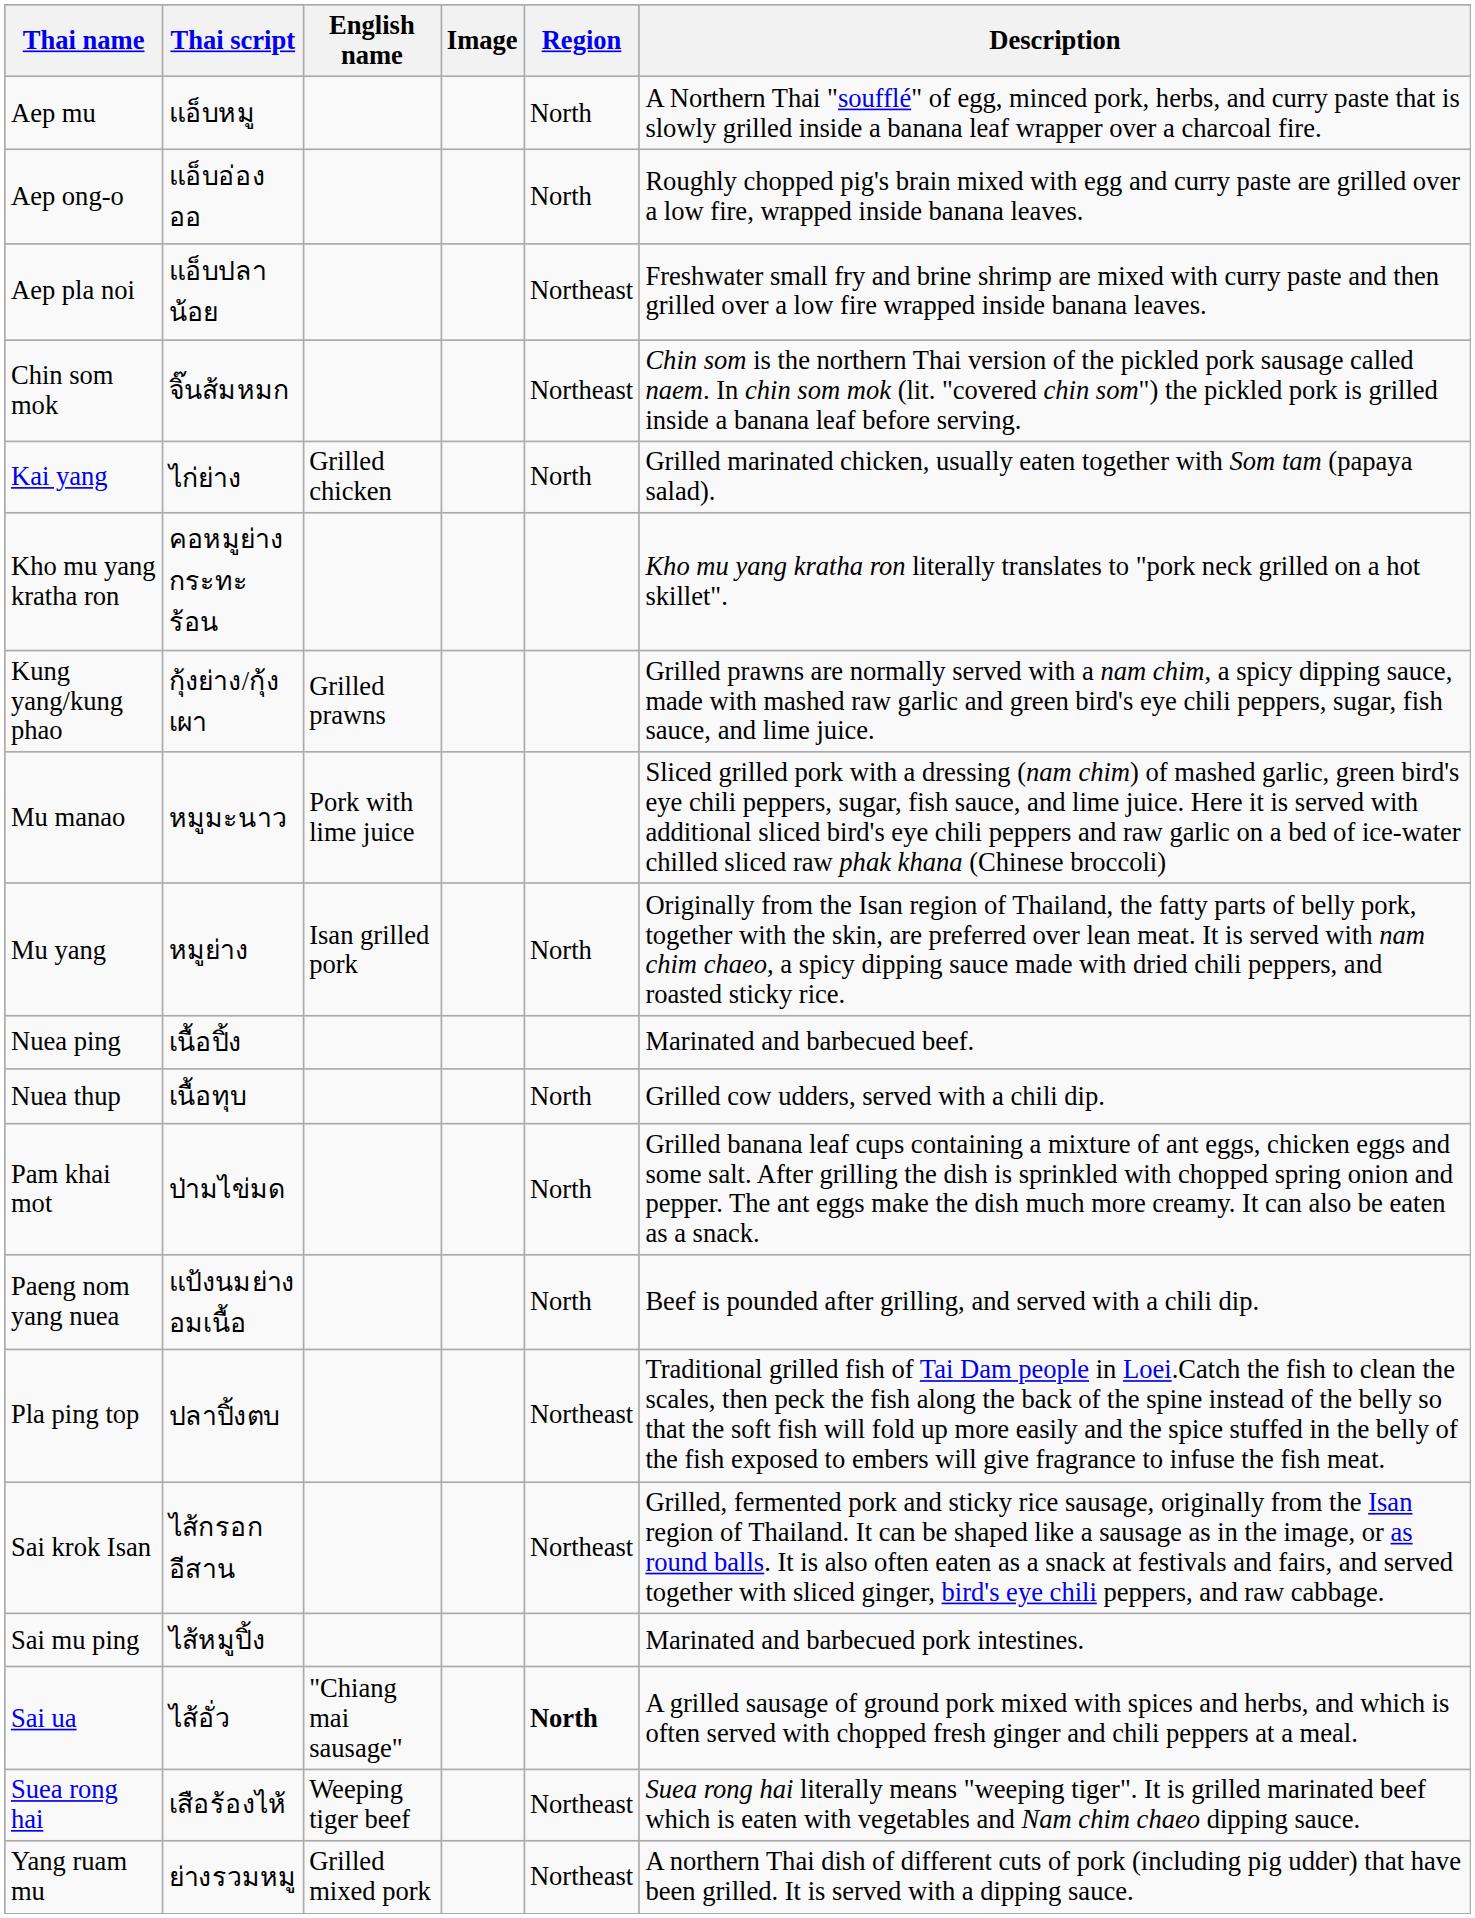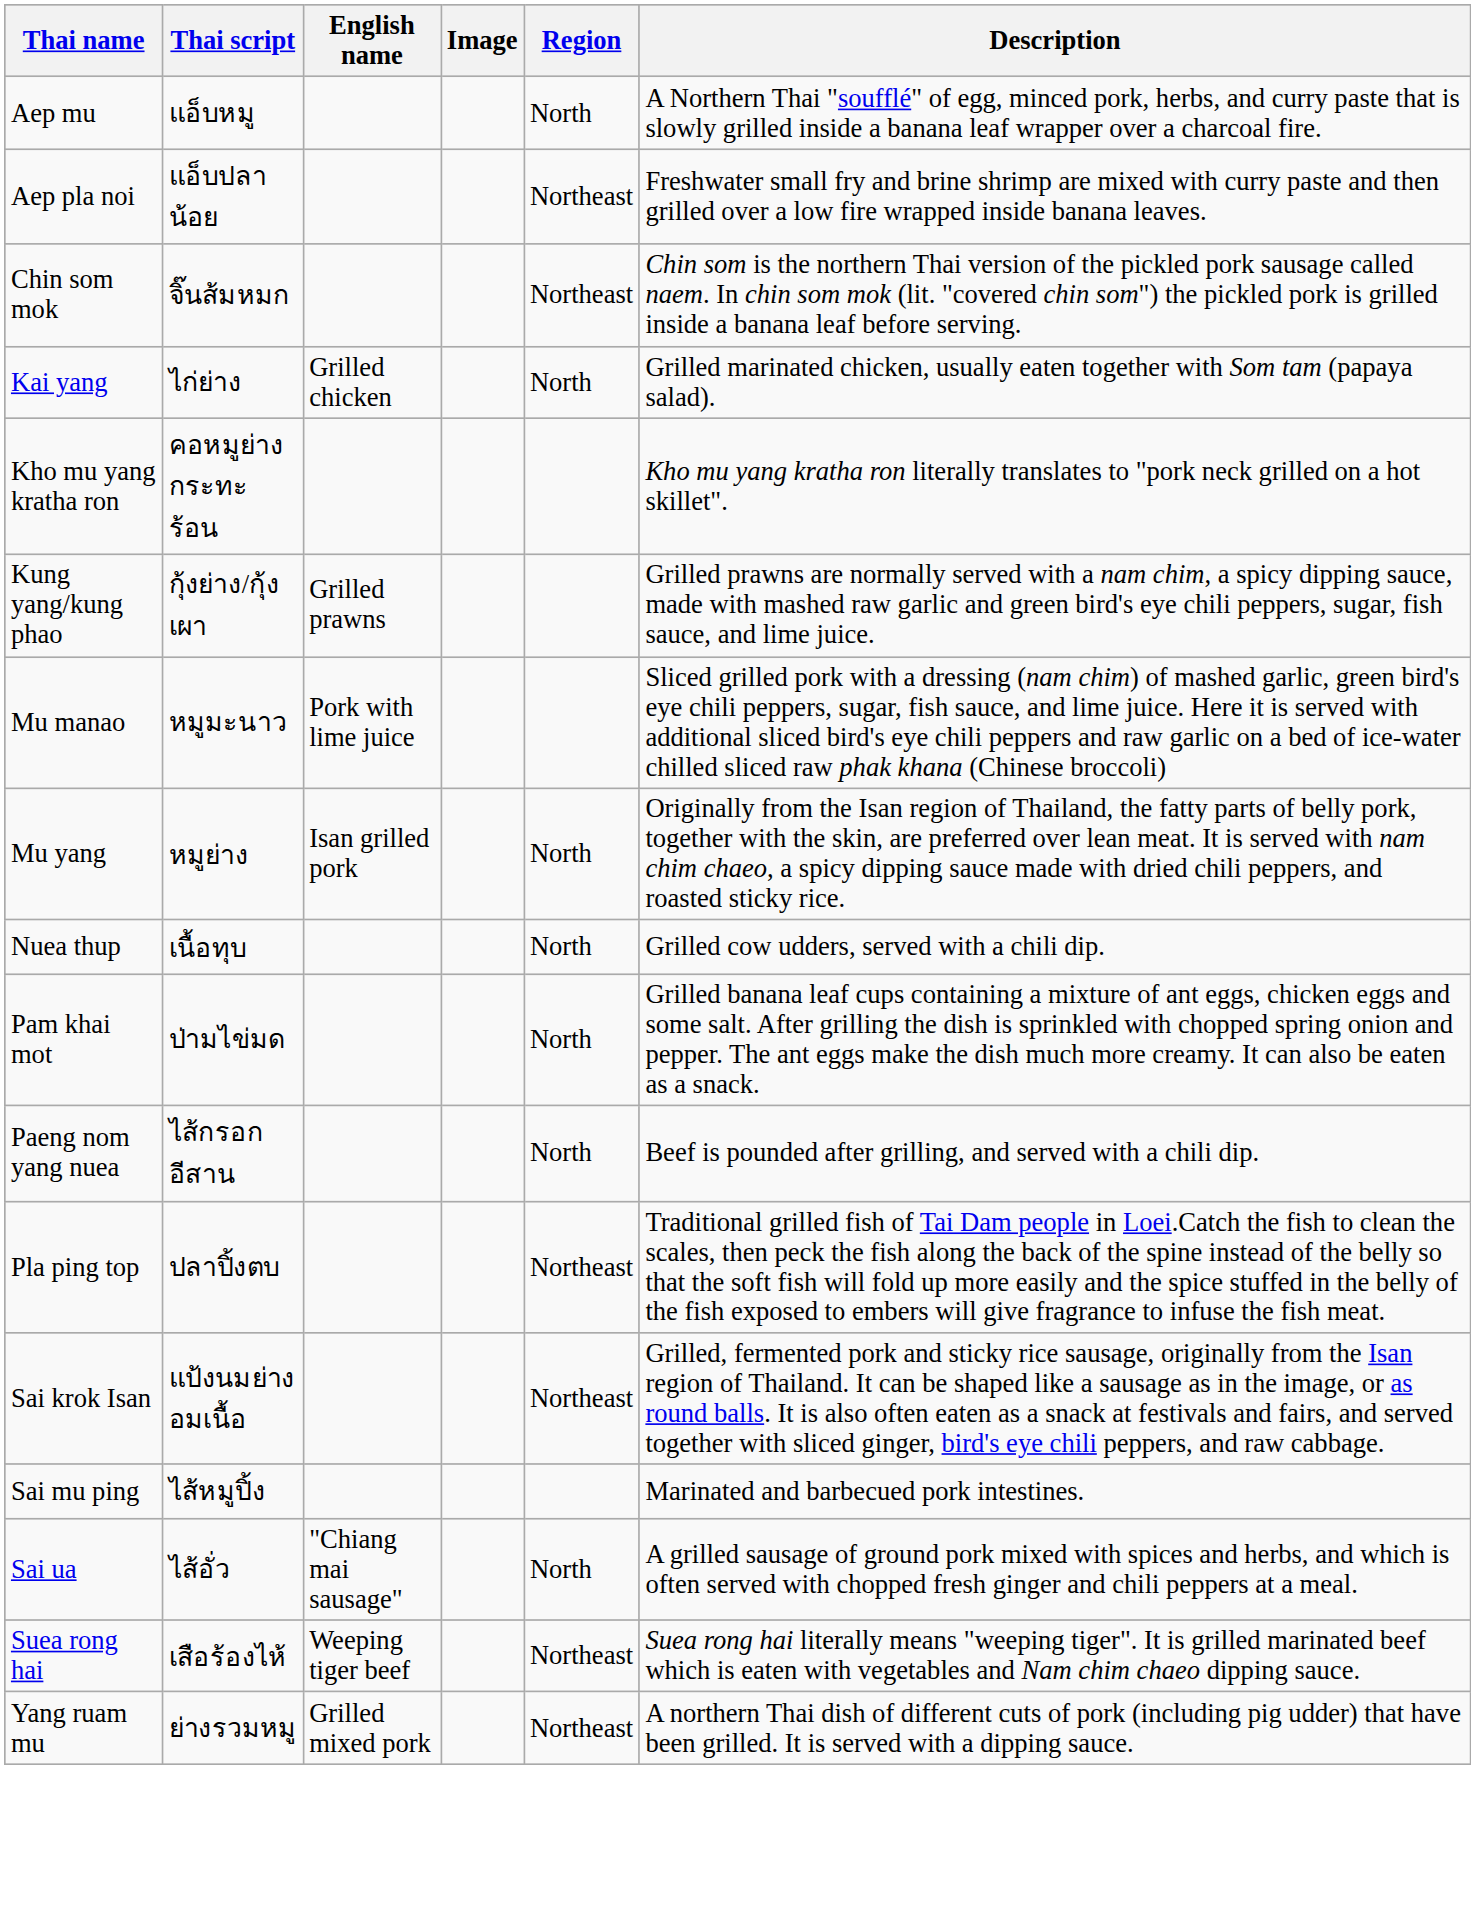- row: (67, 196)
- row: (66, 1041)
(232, 1302) แป้งนมย่างอมเนื้อ -> (216, 1153) ไส้กรอกอีสาน
(216, 1547) ไส้กรอกอีสาน -> (232, 1399) แป้งนมย่างอมเนื้อ
(564, 1717) bold -> (561, 1568) normal
